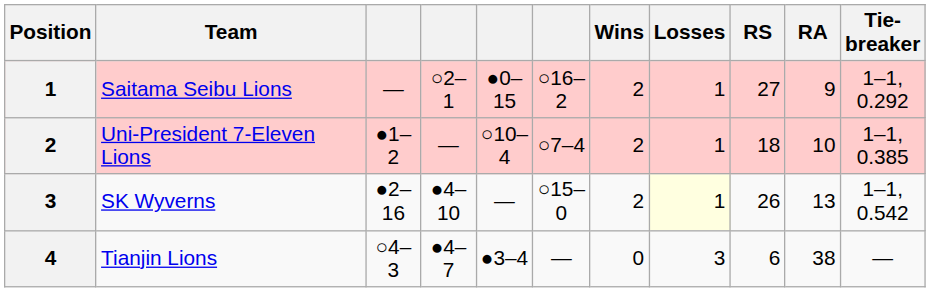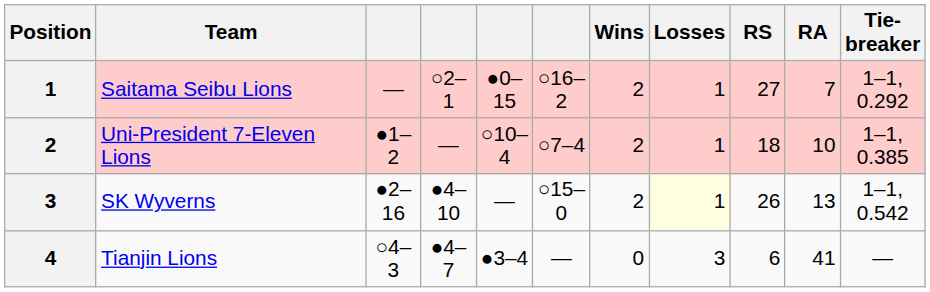(830, 89) 9 -> (830, 89) 7
(824, 258) 38 -> (824, 258) 41
